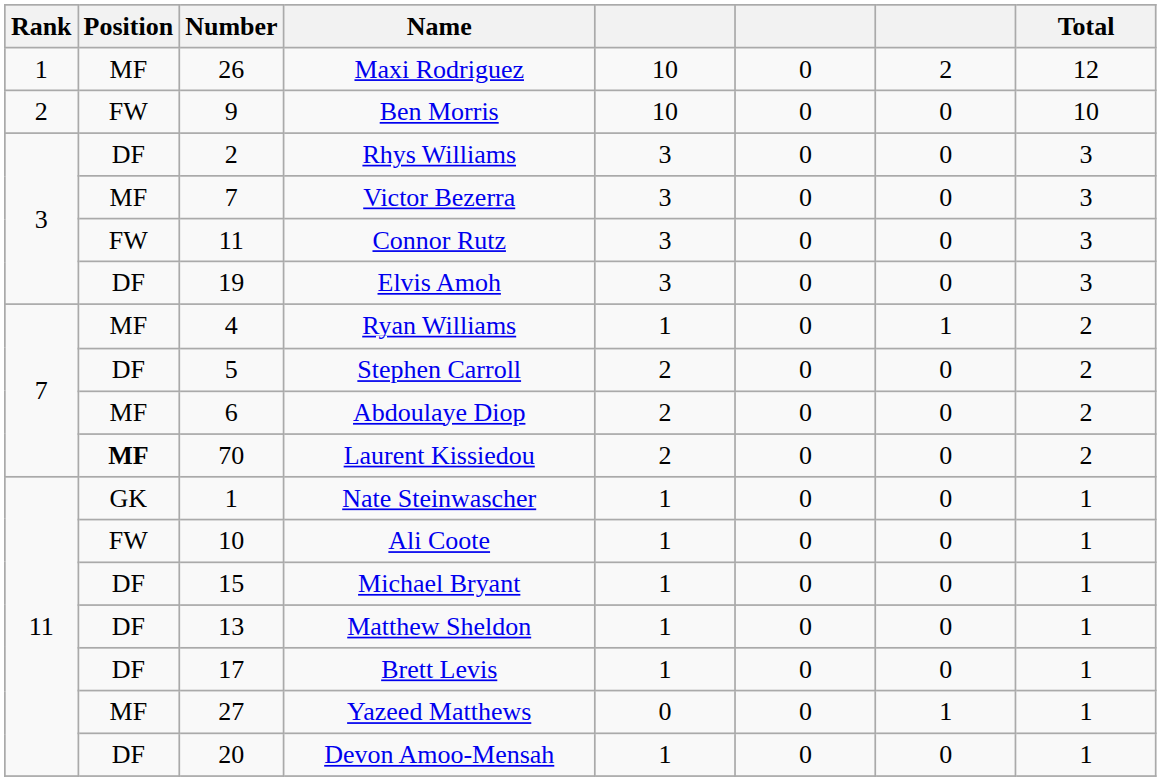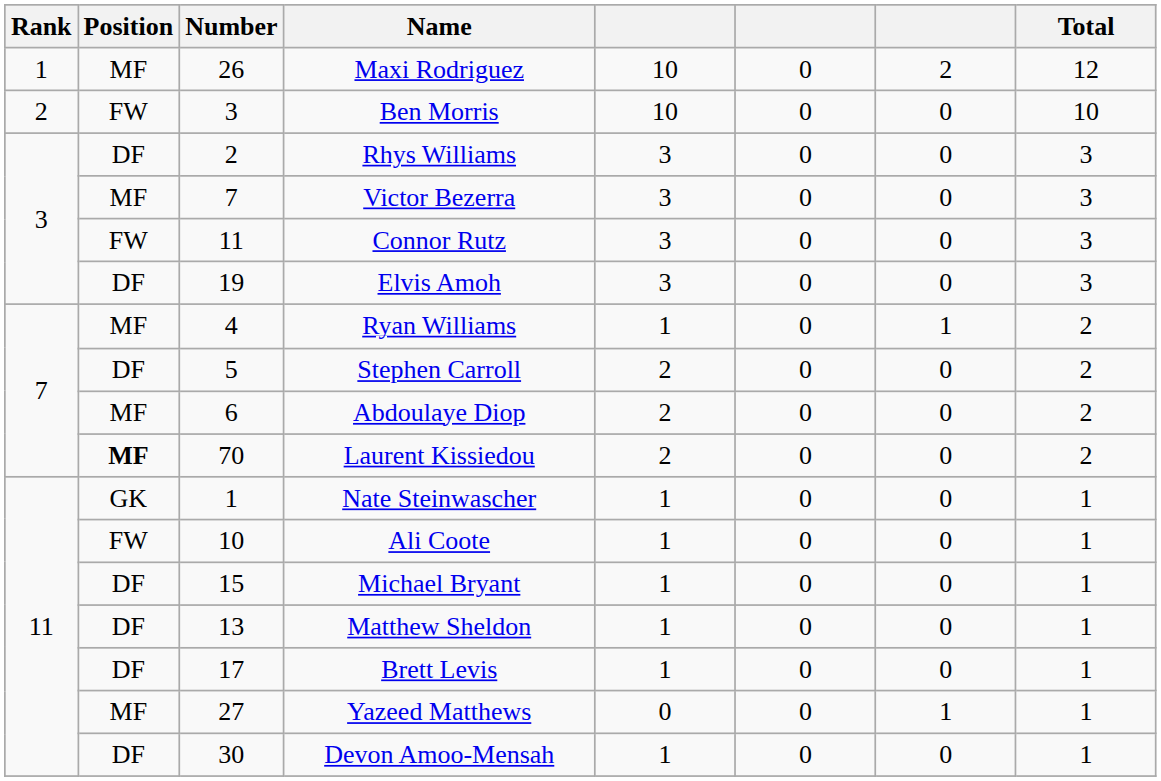(231, 111) 9 -> (231, 111) 3
(231, 754) 20 -> (231, 754) 30
